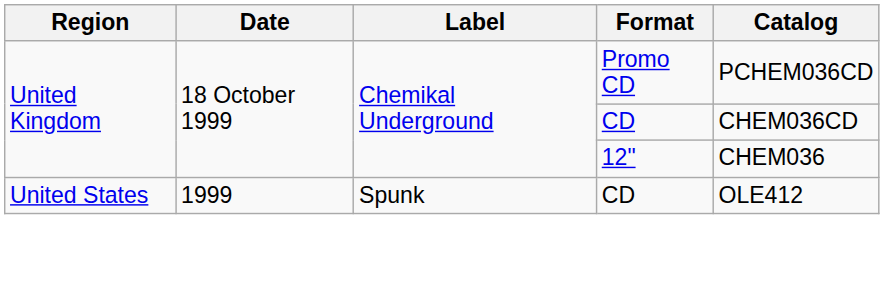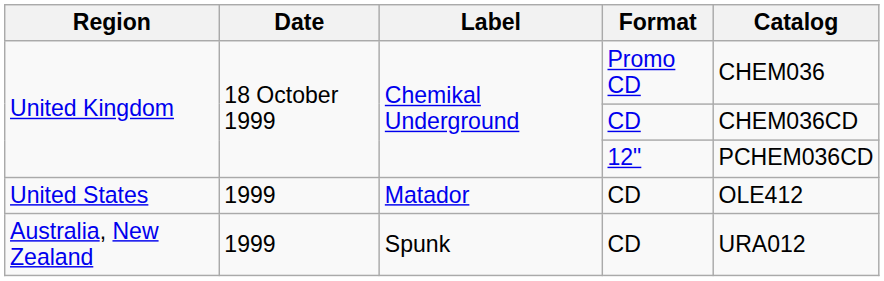(796, 72) PCHEM036CD -> (772, 72) CHEM036
(772, 158) CHEM036 -> (796, 158) PCHEM036CD
(392, 194) Spunk -> (427, 194) Matador
+ row: (84, 244)
